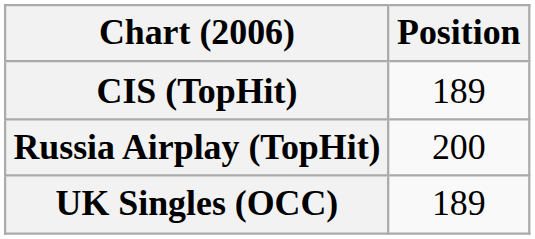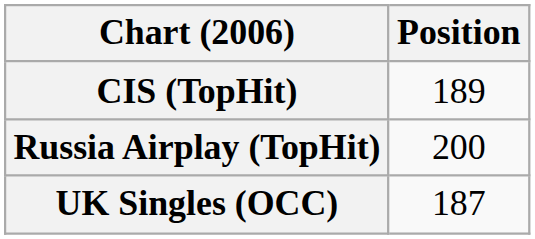(459, 203) 189 -> (459, 203) 187
